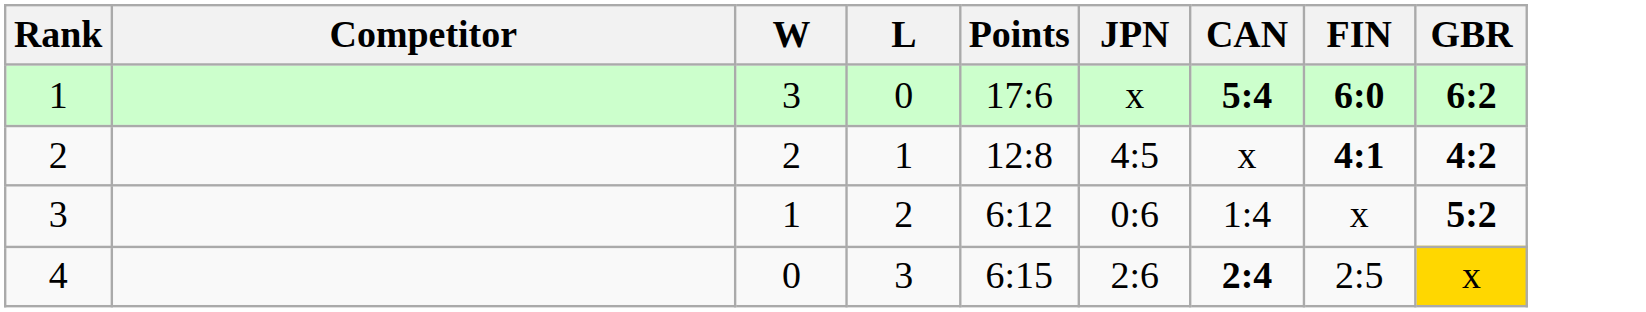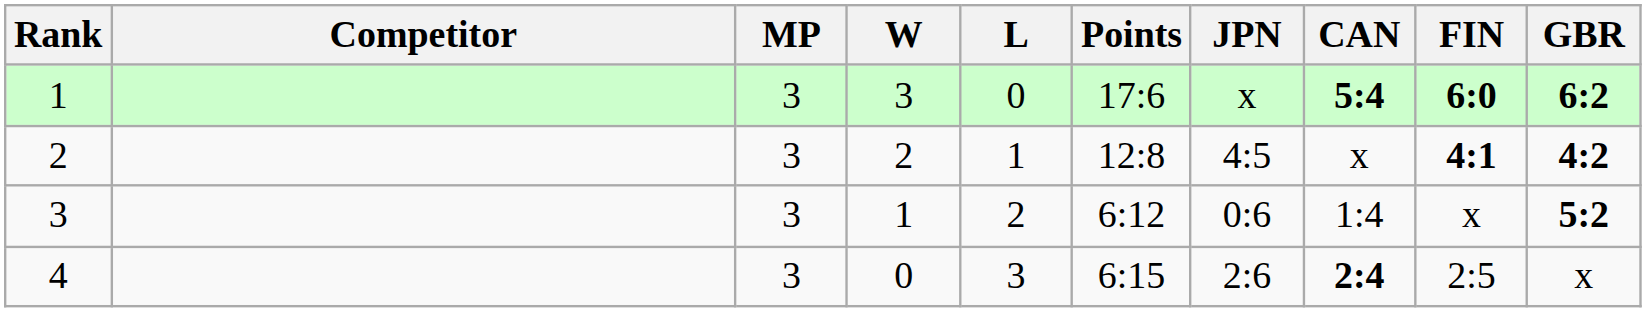+ column: (792, 34)
(1472, 275) gold background -> (1584, 275) no background
